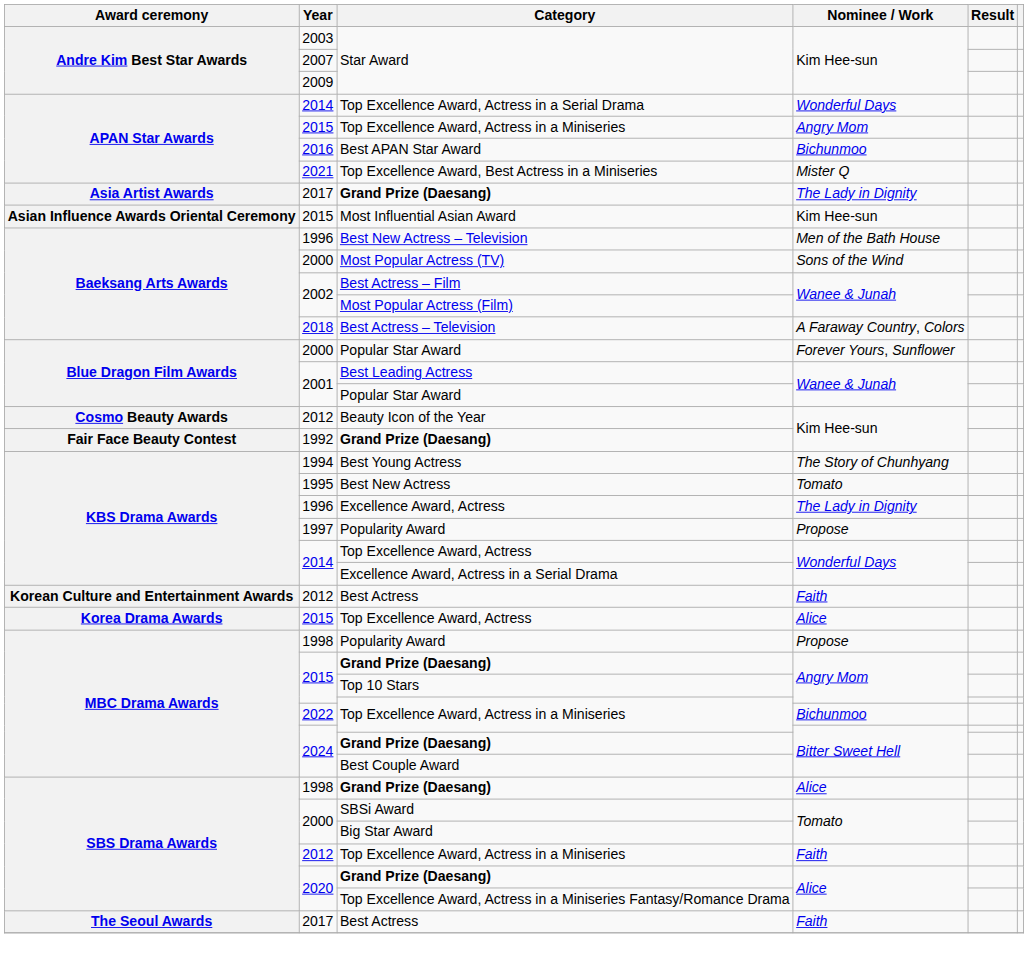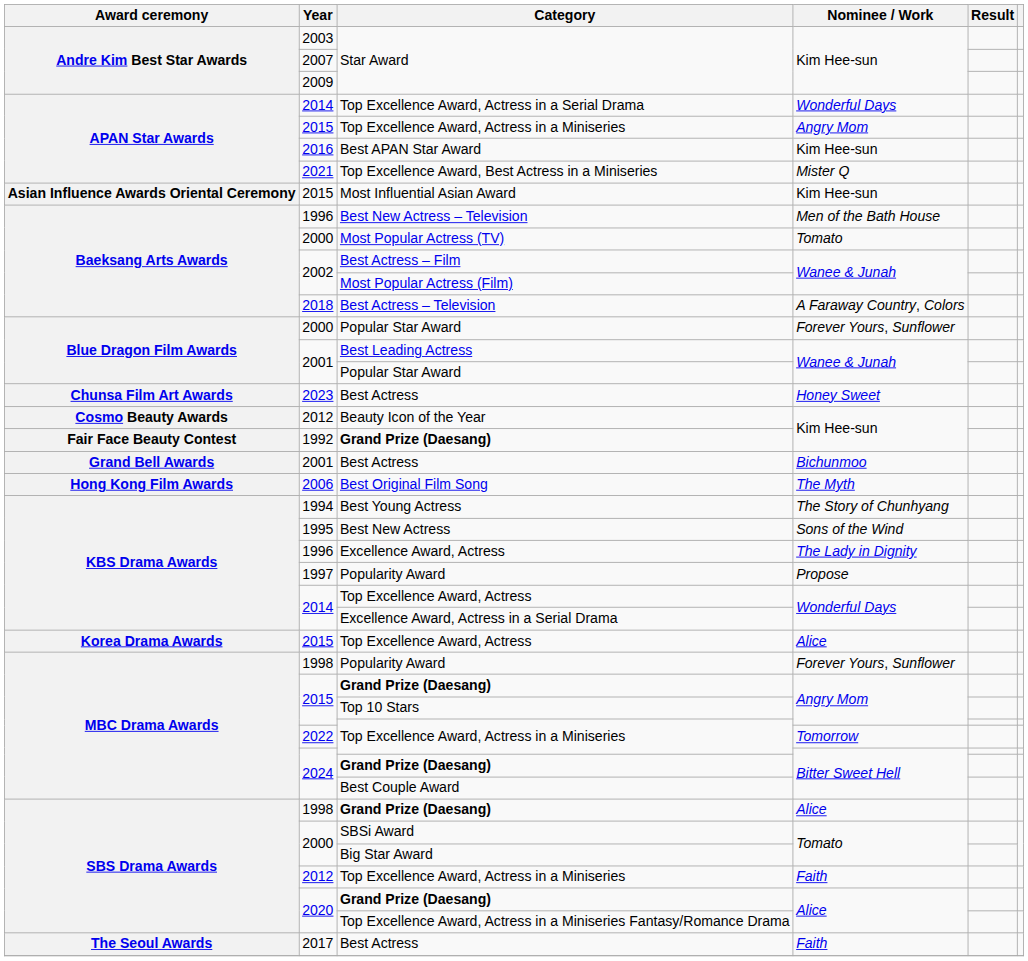(831, 149) Bichunmoo -> (837, 149) Kim Hee-sun
- row: (318, 194)
(850, 261) Sons of the Wind -> (819, 238) Tomato
+ row: (318, 395)
+ row: (318, 462)
+ row: (318, 484)
(819, 484) Tomato -> (850, 529) Sons of the Wind
- row: (318, 596)
(822, 640) Propose -> (875, 663) Forever Yours, Sunflower
(831, 714) Bichunmoo -> (827, 736) Tomorrow
